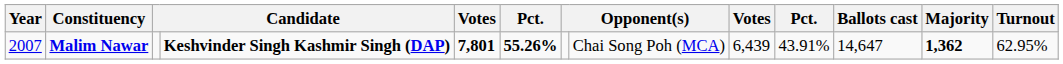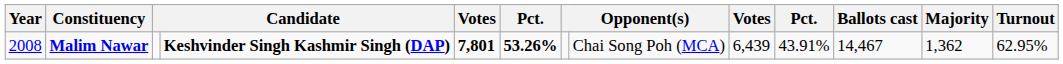(25, 45) 2007 -> (25, 45) 2008
(530, 45) 55.26% -> (530, 45) 53.26%
(860, 45) 14,647 -> (860, 45) 14,467
(944, 45) bold -> (944, 45) normal
